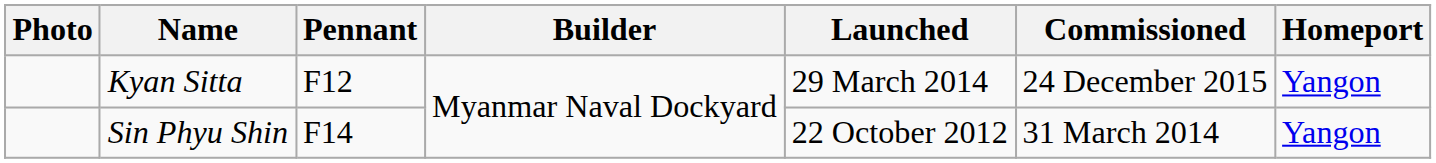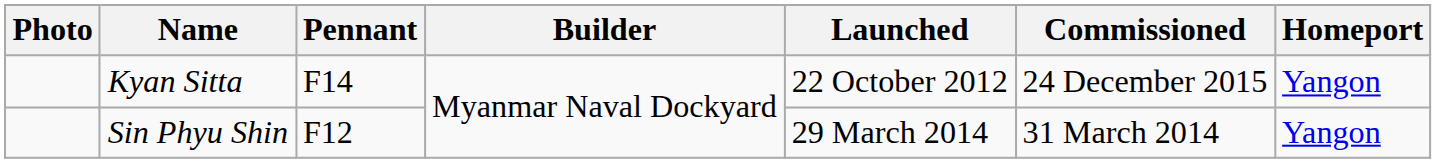(328, 81) F12 -> (328, 81) F14
(890, 81) 29 March 2014 -> (900, 81) 22 October 2012
(328, 132) F14 -> (328, 132) F12
(900, 132) 22 October 2012 -> (890, 132) 29 March 2014
